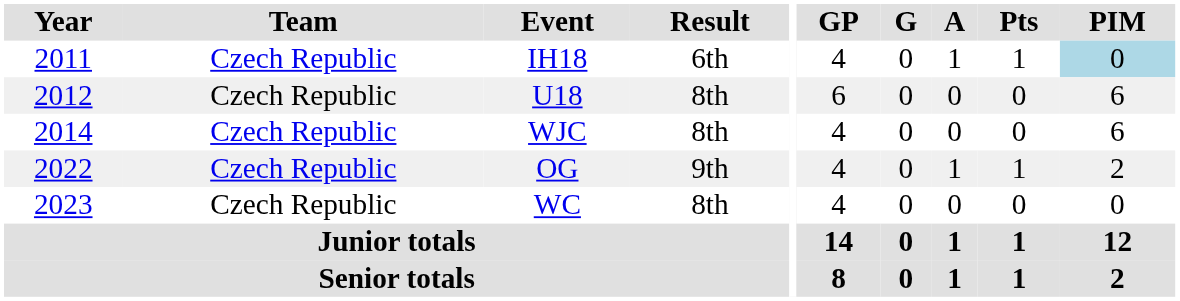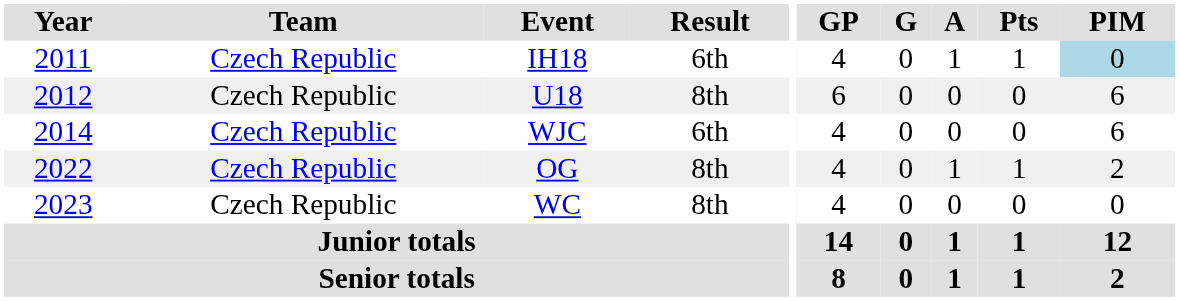(710, 131) 8th -> (710, 131) 6th
(710, 168) 9th -> (710, 168) 8th
